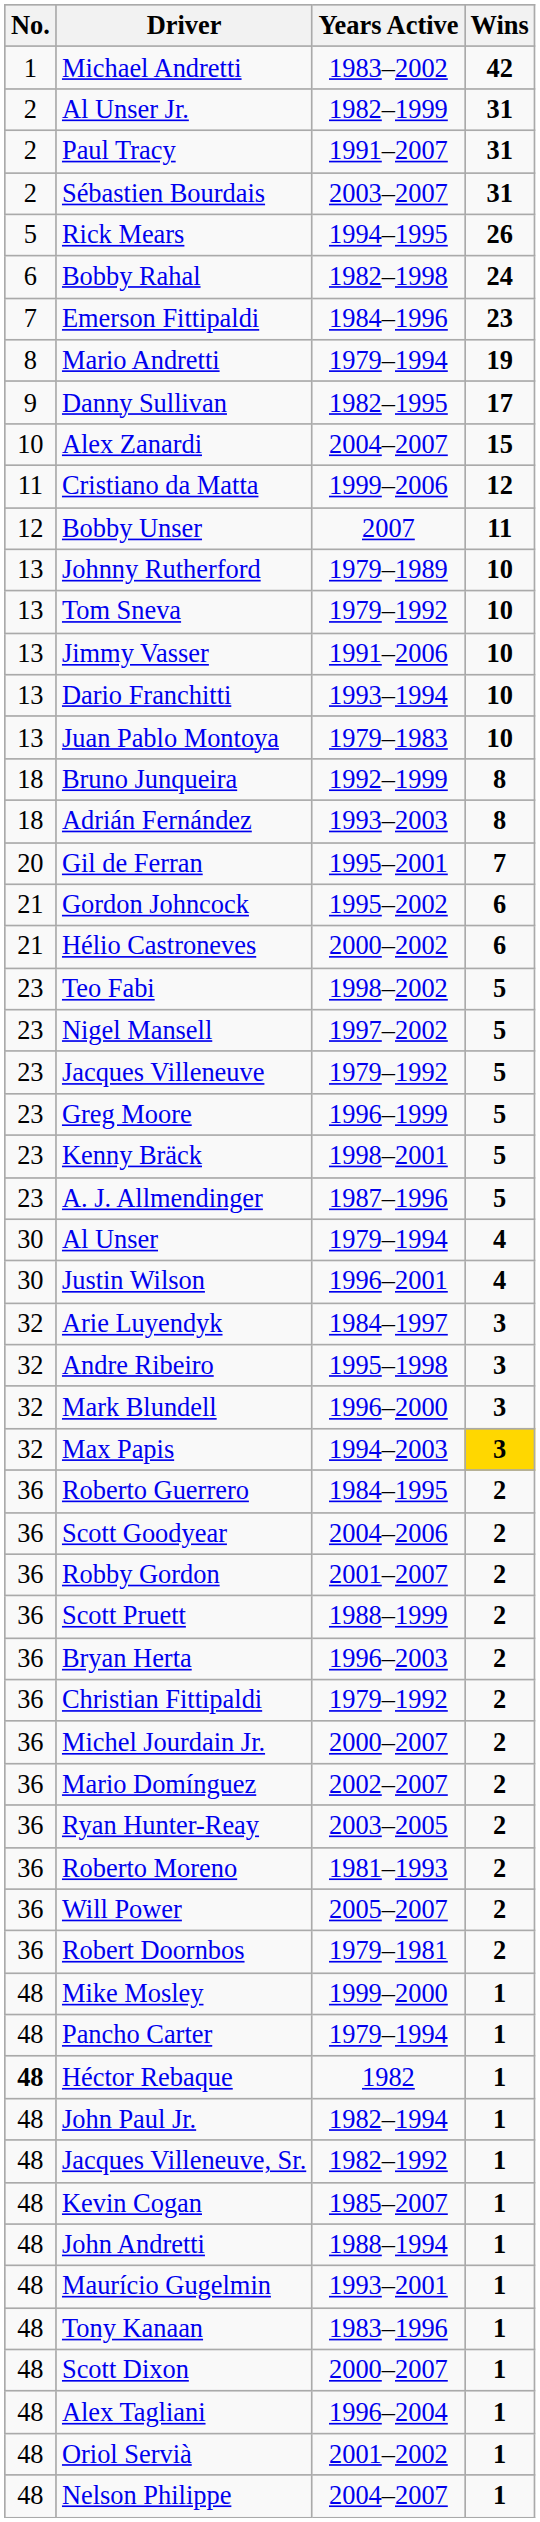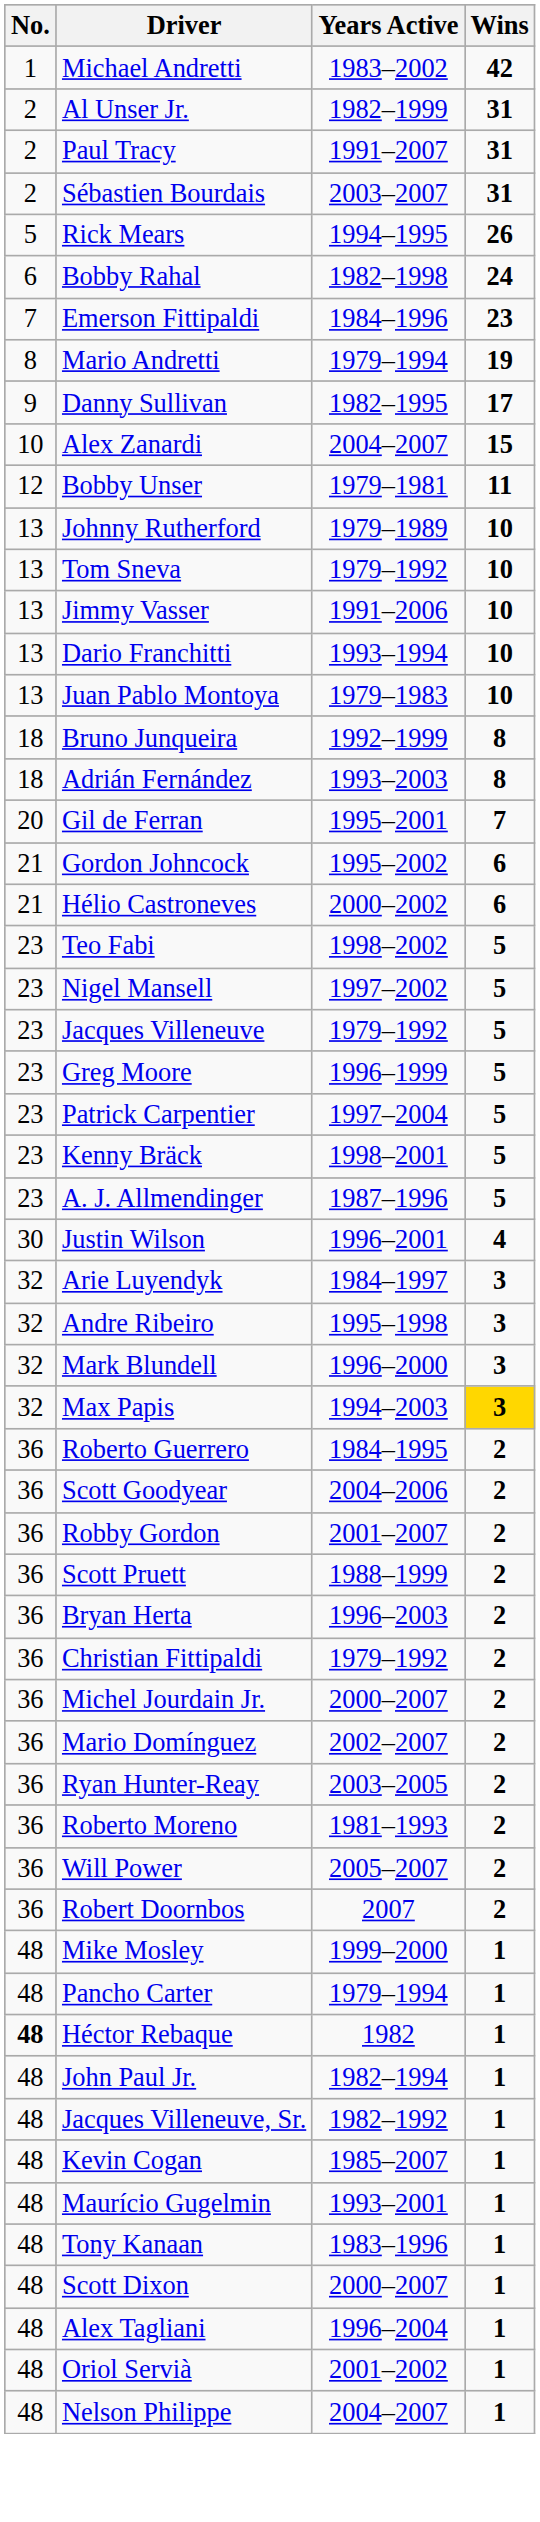- row: (160, 485)
(388, 527) 2007 -> (388, 485) 1979–1981
+ row: (158, 1114)
- row: (110, 1239)
(388, 1951) 1979–1981 -> (388, 1909) 2007
- row: (133, 2244)
